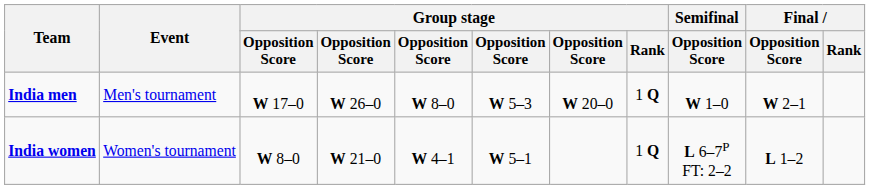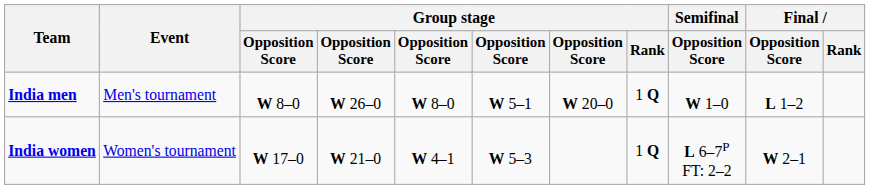(278, 104) W 17–0 -> (278, 104) W 8–0
(510, 104) W 5–3 -> (510, 104) W 5–1
(784, 104) W 2–1 -> (784, 104) L 1–2
(278, 159) W 8–0 -> (278, 159) W 17–0
(510, 159) W 5–1 -> (510, 159) W 5–3
(784, 159) L 1–2 -> (784, 159) W 2–1
